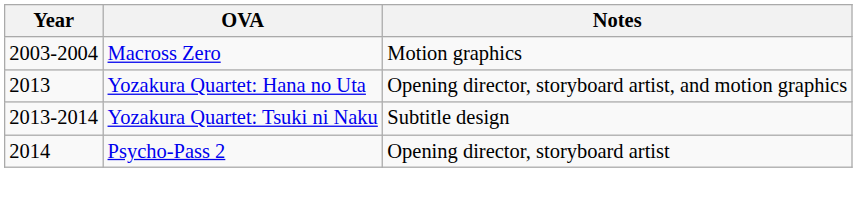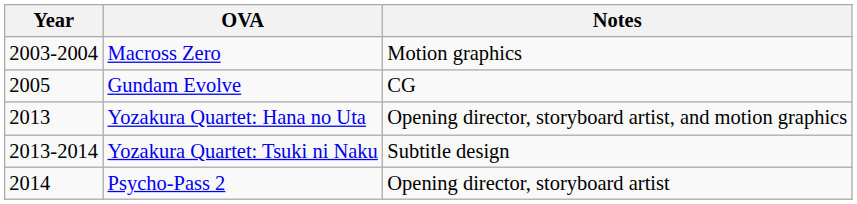+ row: (174, 85)
